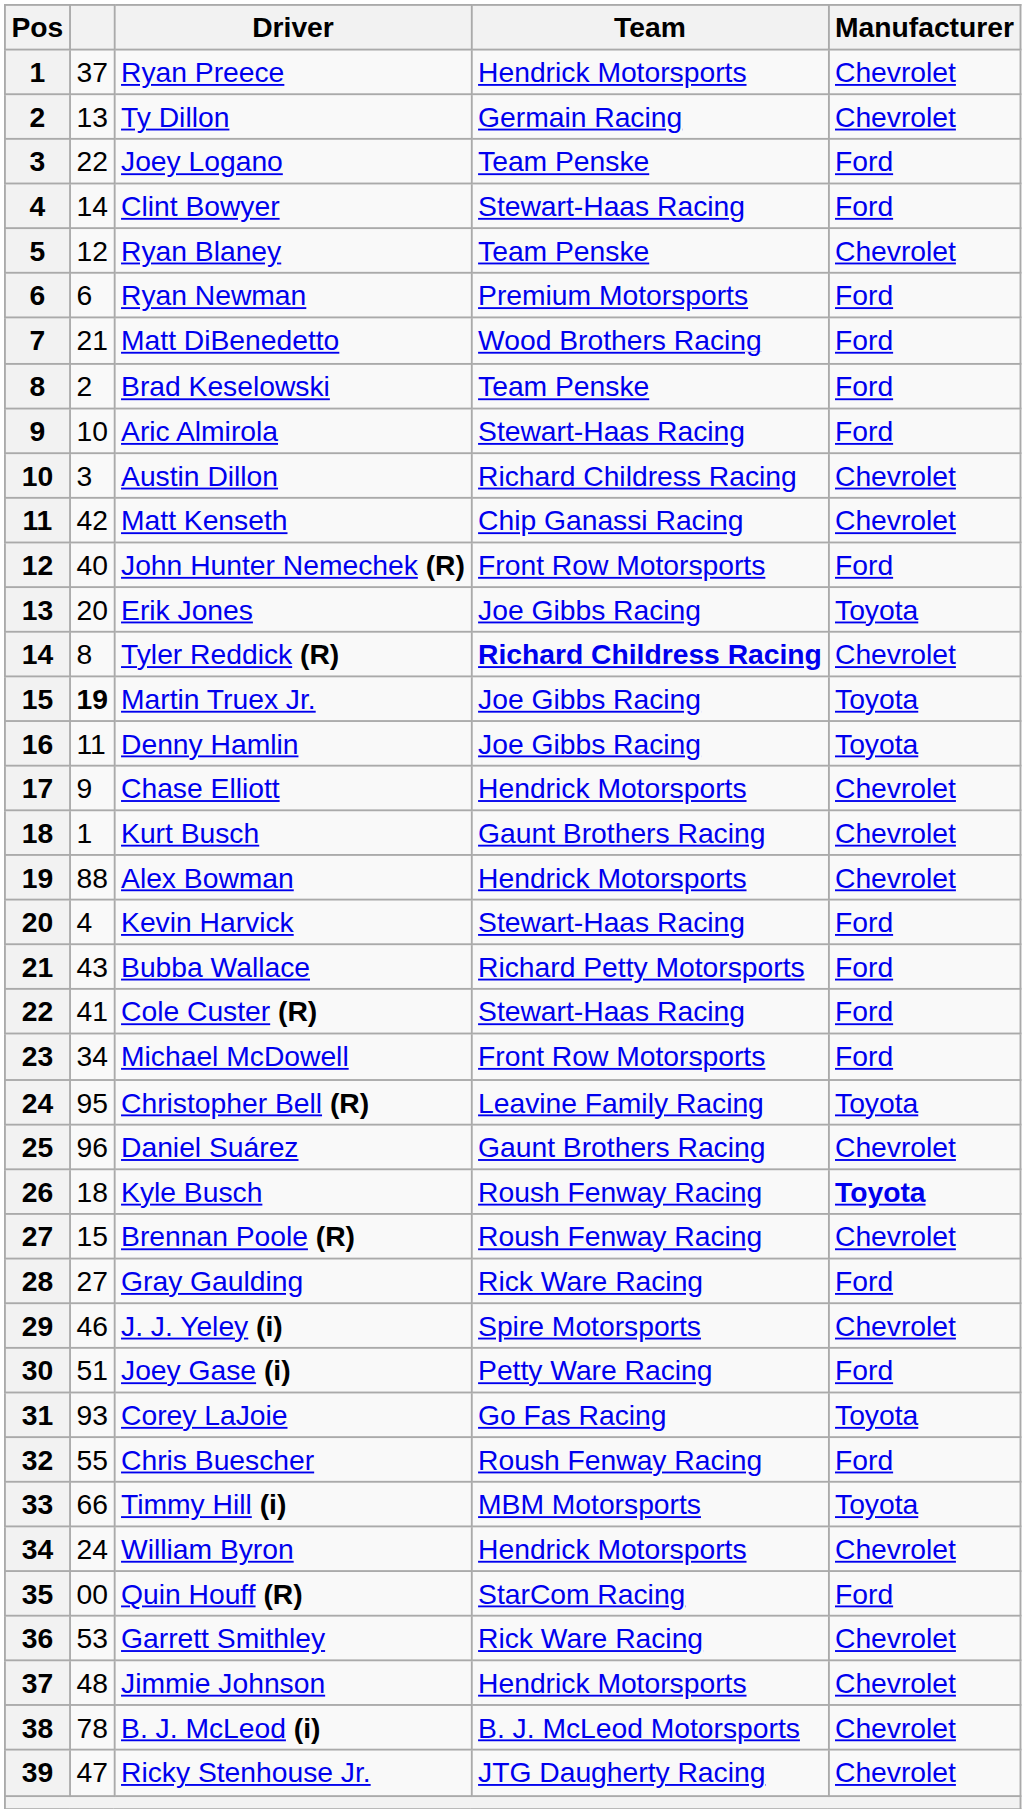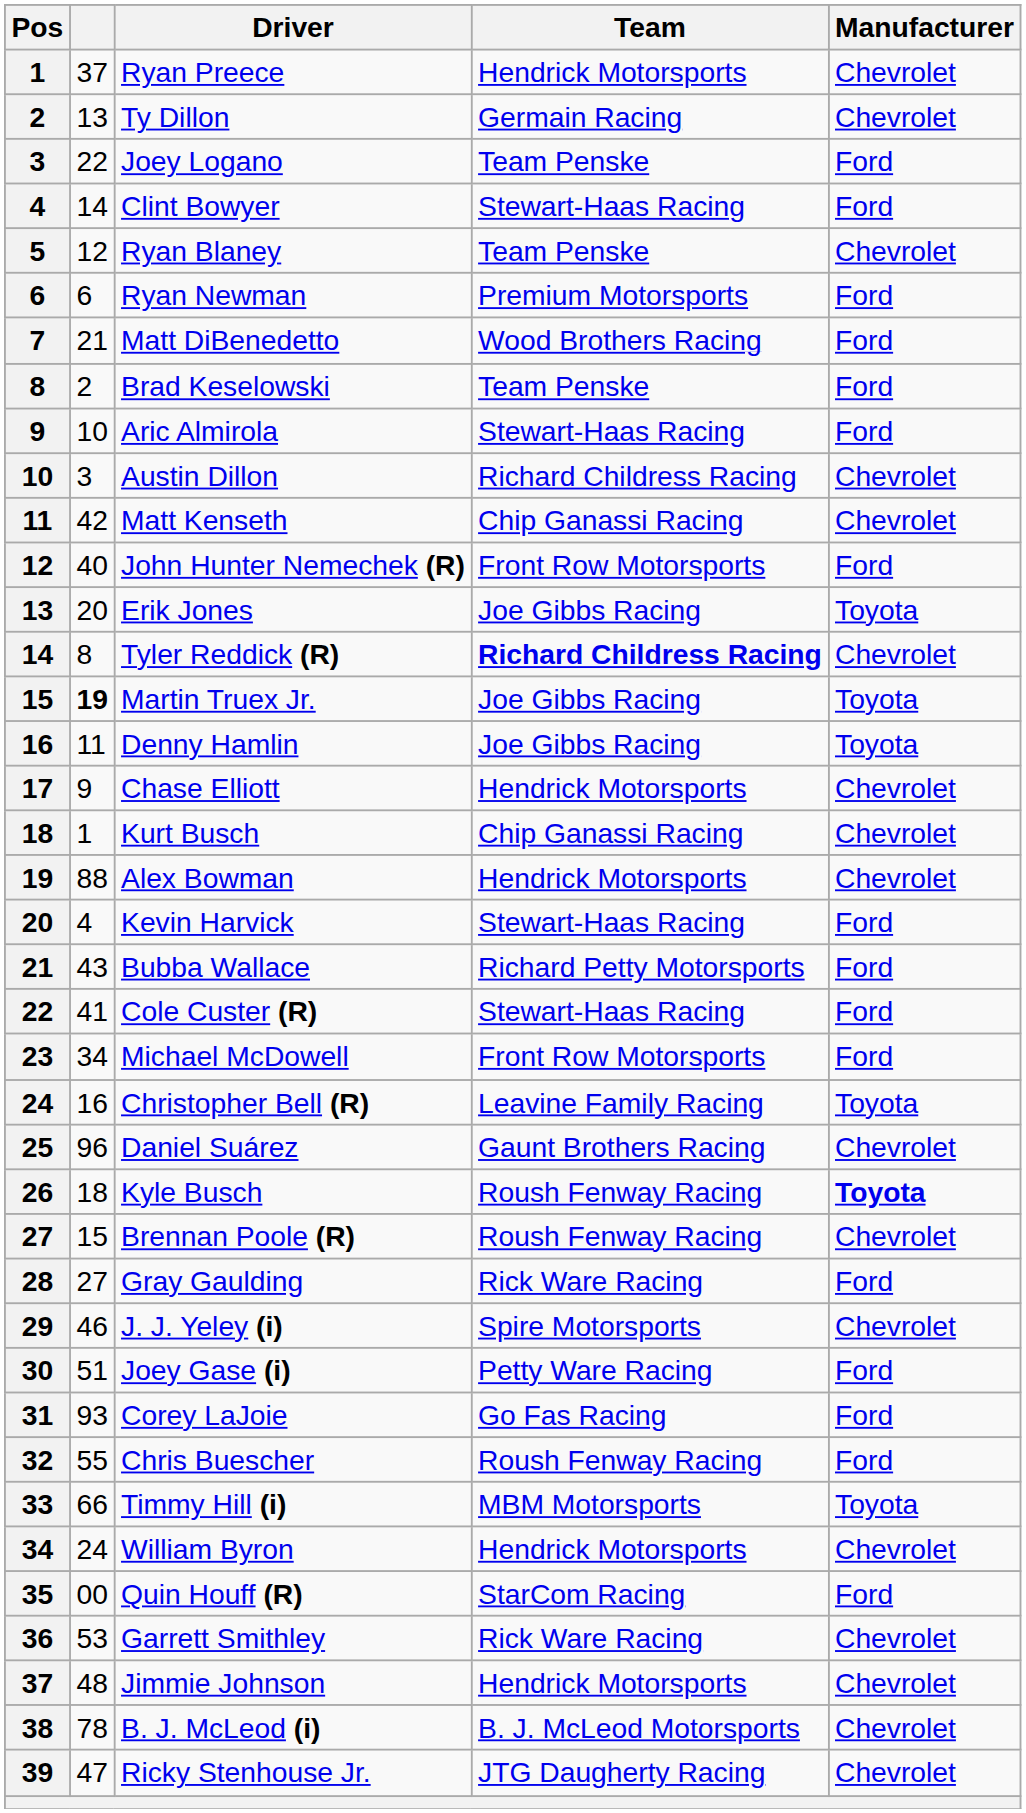(622, 833) Gaunt Brothers Racing -> (611, 833) Chip Ganassi Racing
(92, 1102) 95 -> (92, 1102) 16
(877, 1415) Toyota -> (864, 1415) Ford
